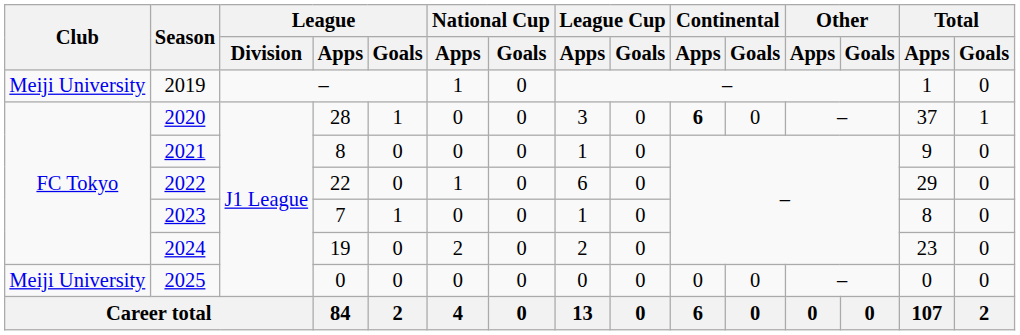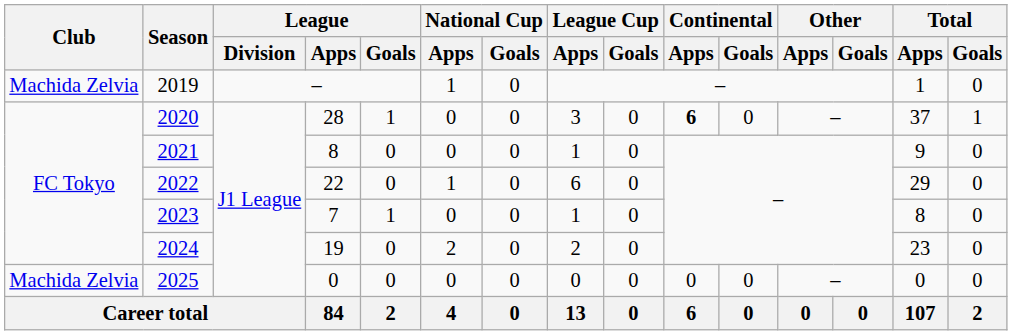(77, 85) Meiji University -> (74, 85) Machida Zelvia
(77, 280) Meiji University -> (74, 280) Machida Zelvia
